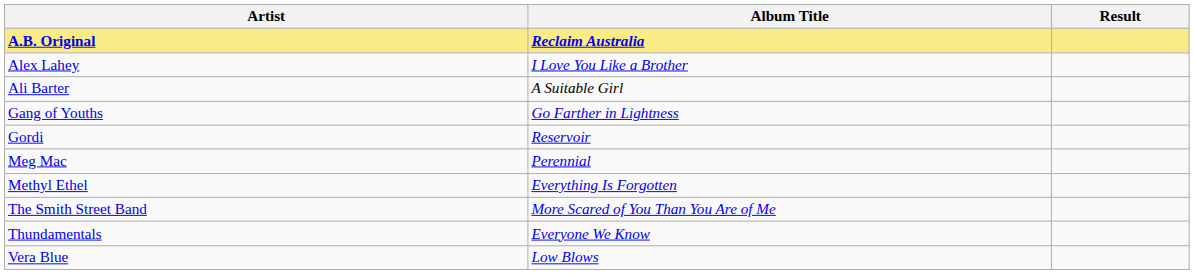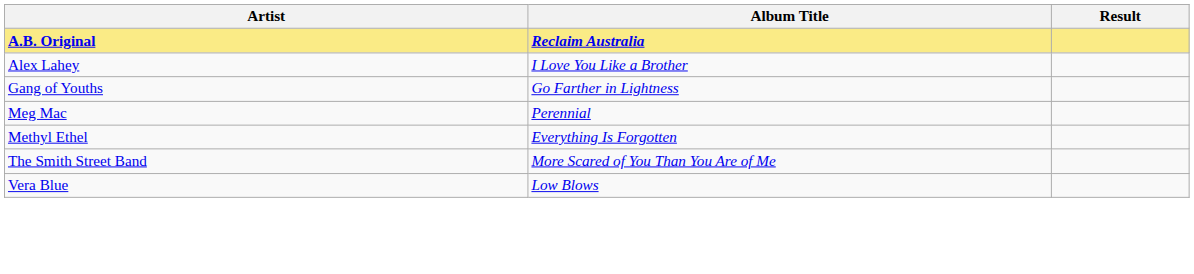- row: (39, 88)
- row: (26, 137)
- row: (55, 233)
